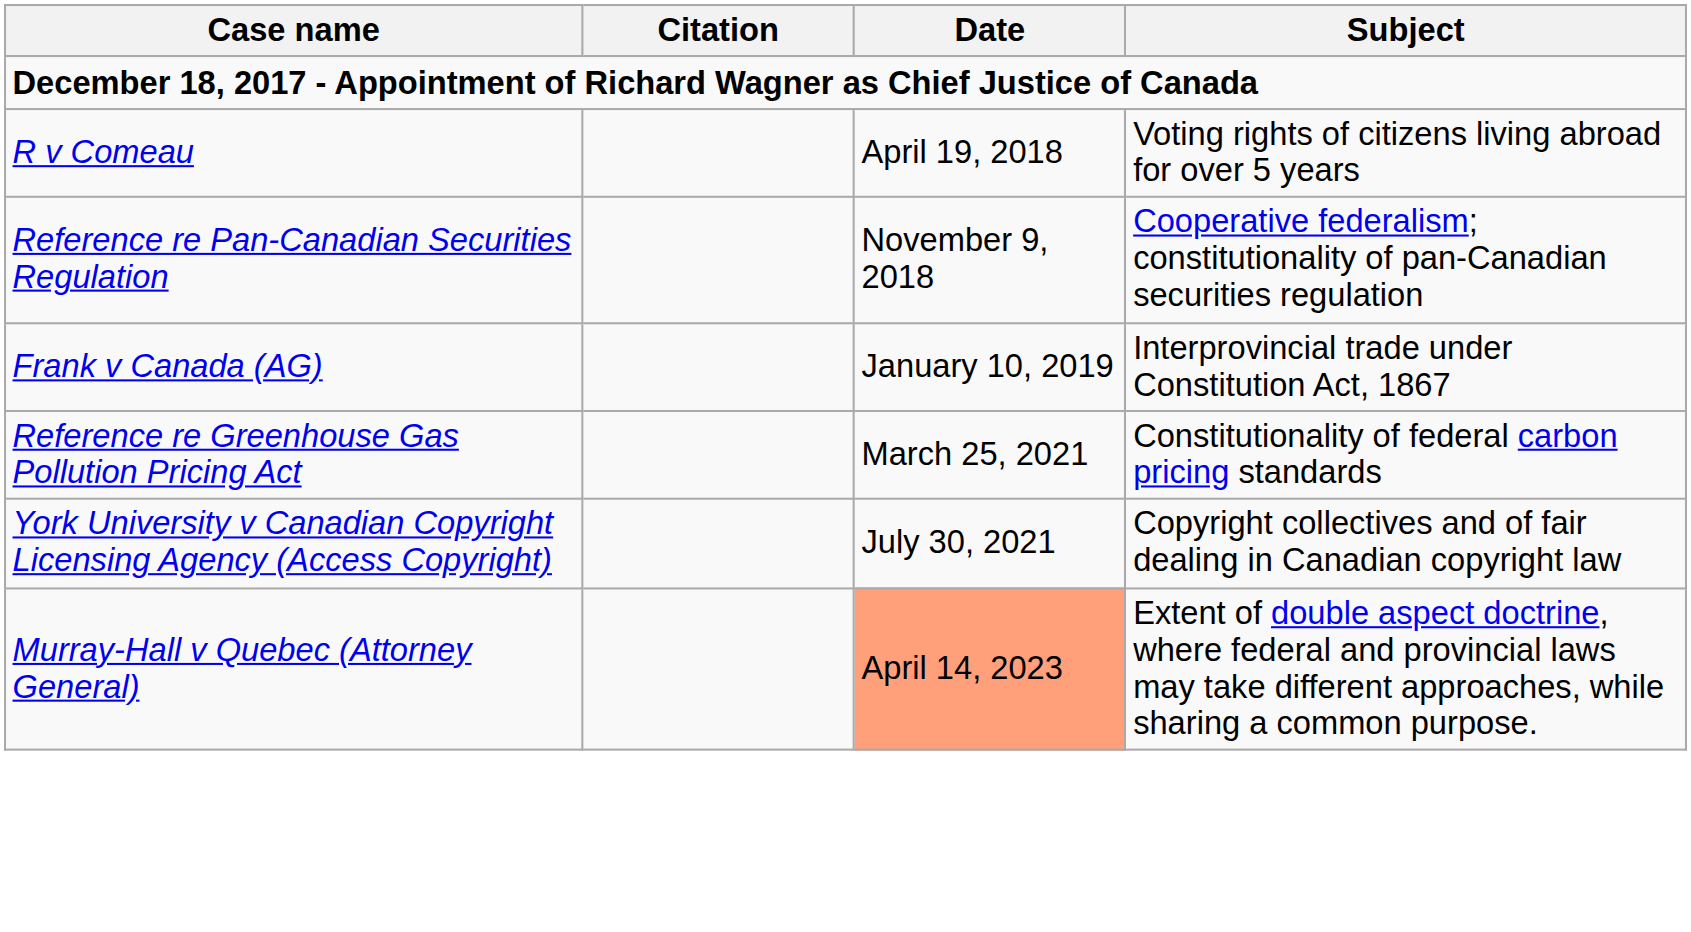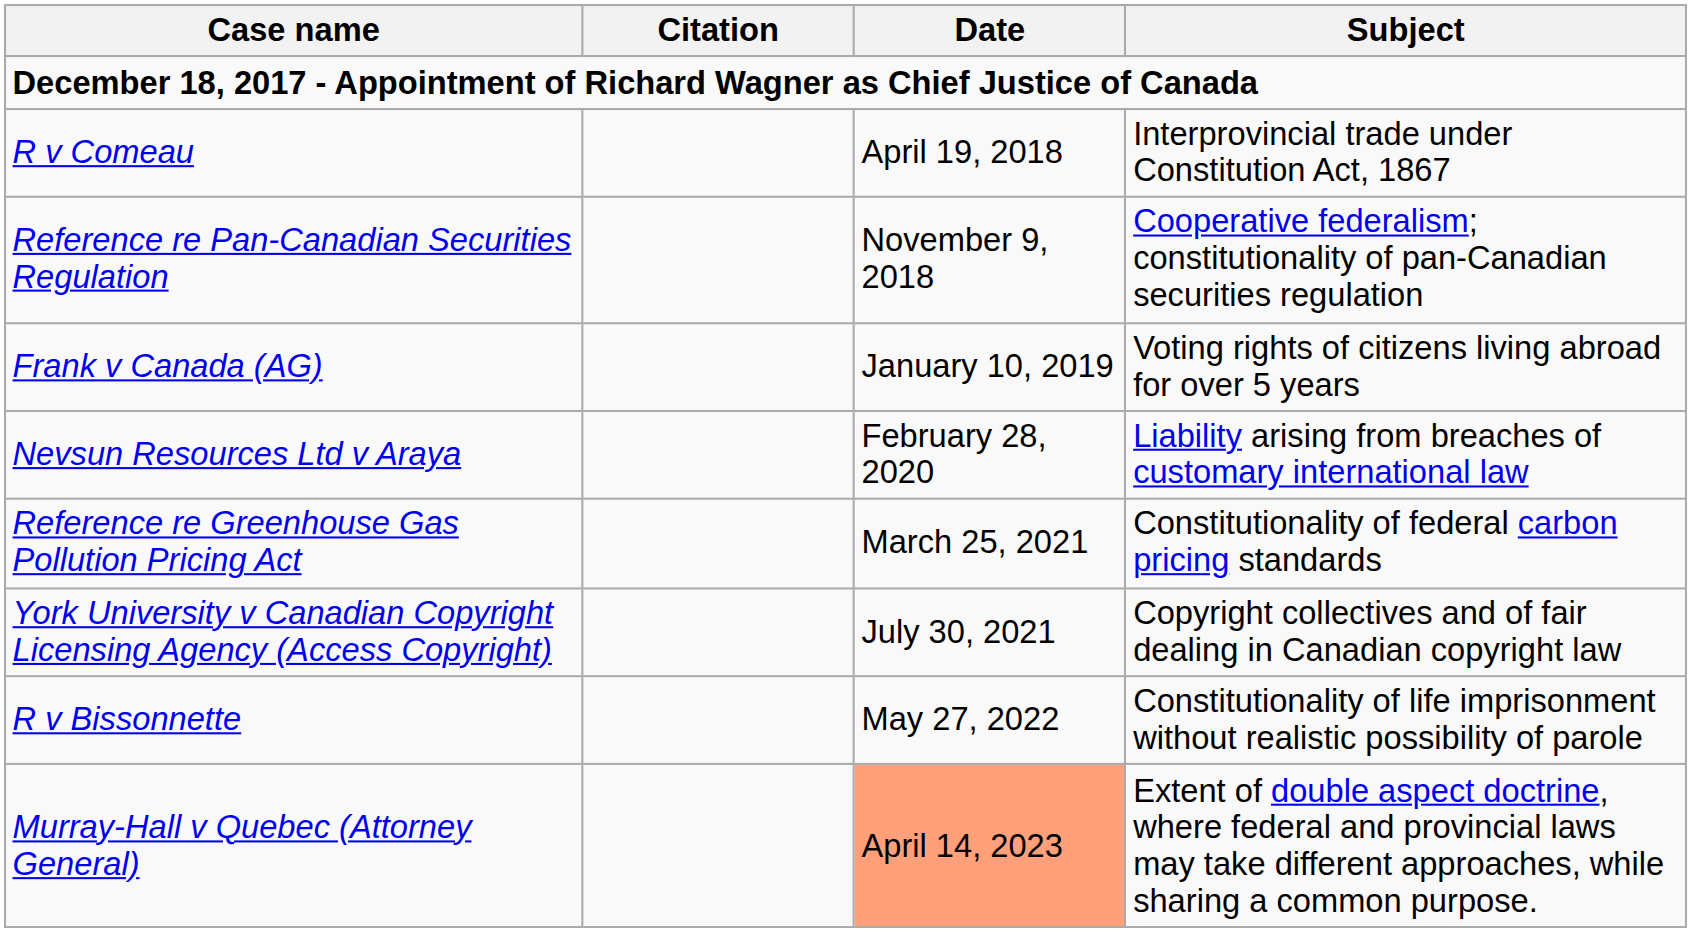(1397, 152) Voting rights of citizens living abroad for over 5 years -> (1323, 152) Interprovincial trade under Constitution Act, 1867
(1323, 365) Interprovincial trade under Constitution Act, 1867 -> (1397, 365) Voting rights of citizens living abroad for over 5 years
+ row: (237, 454)
+ row: (127, 719)
